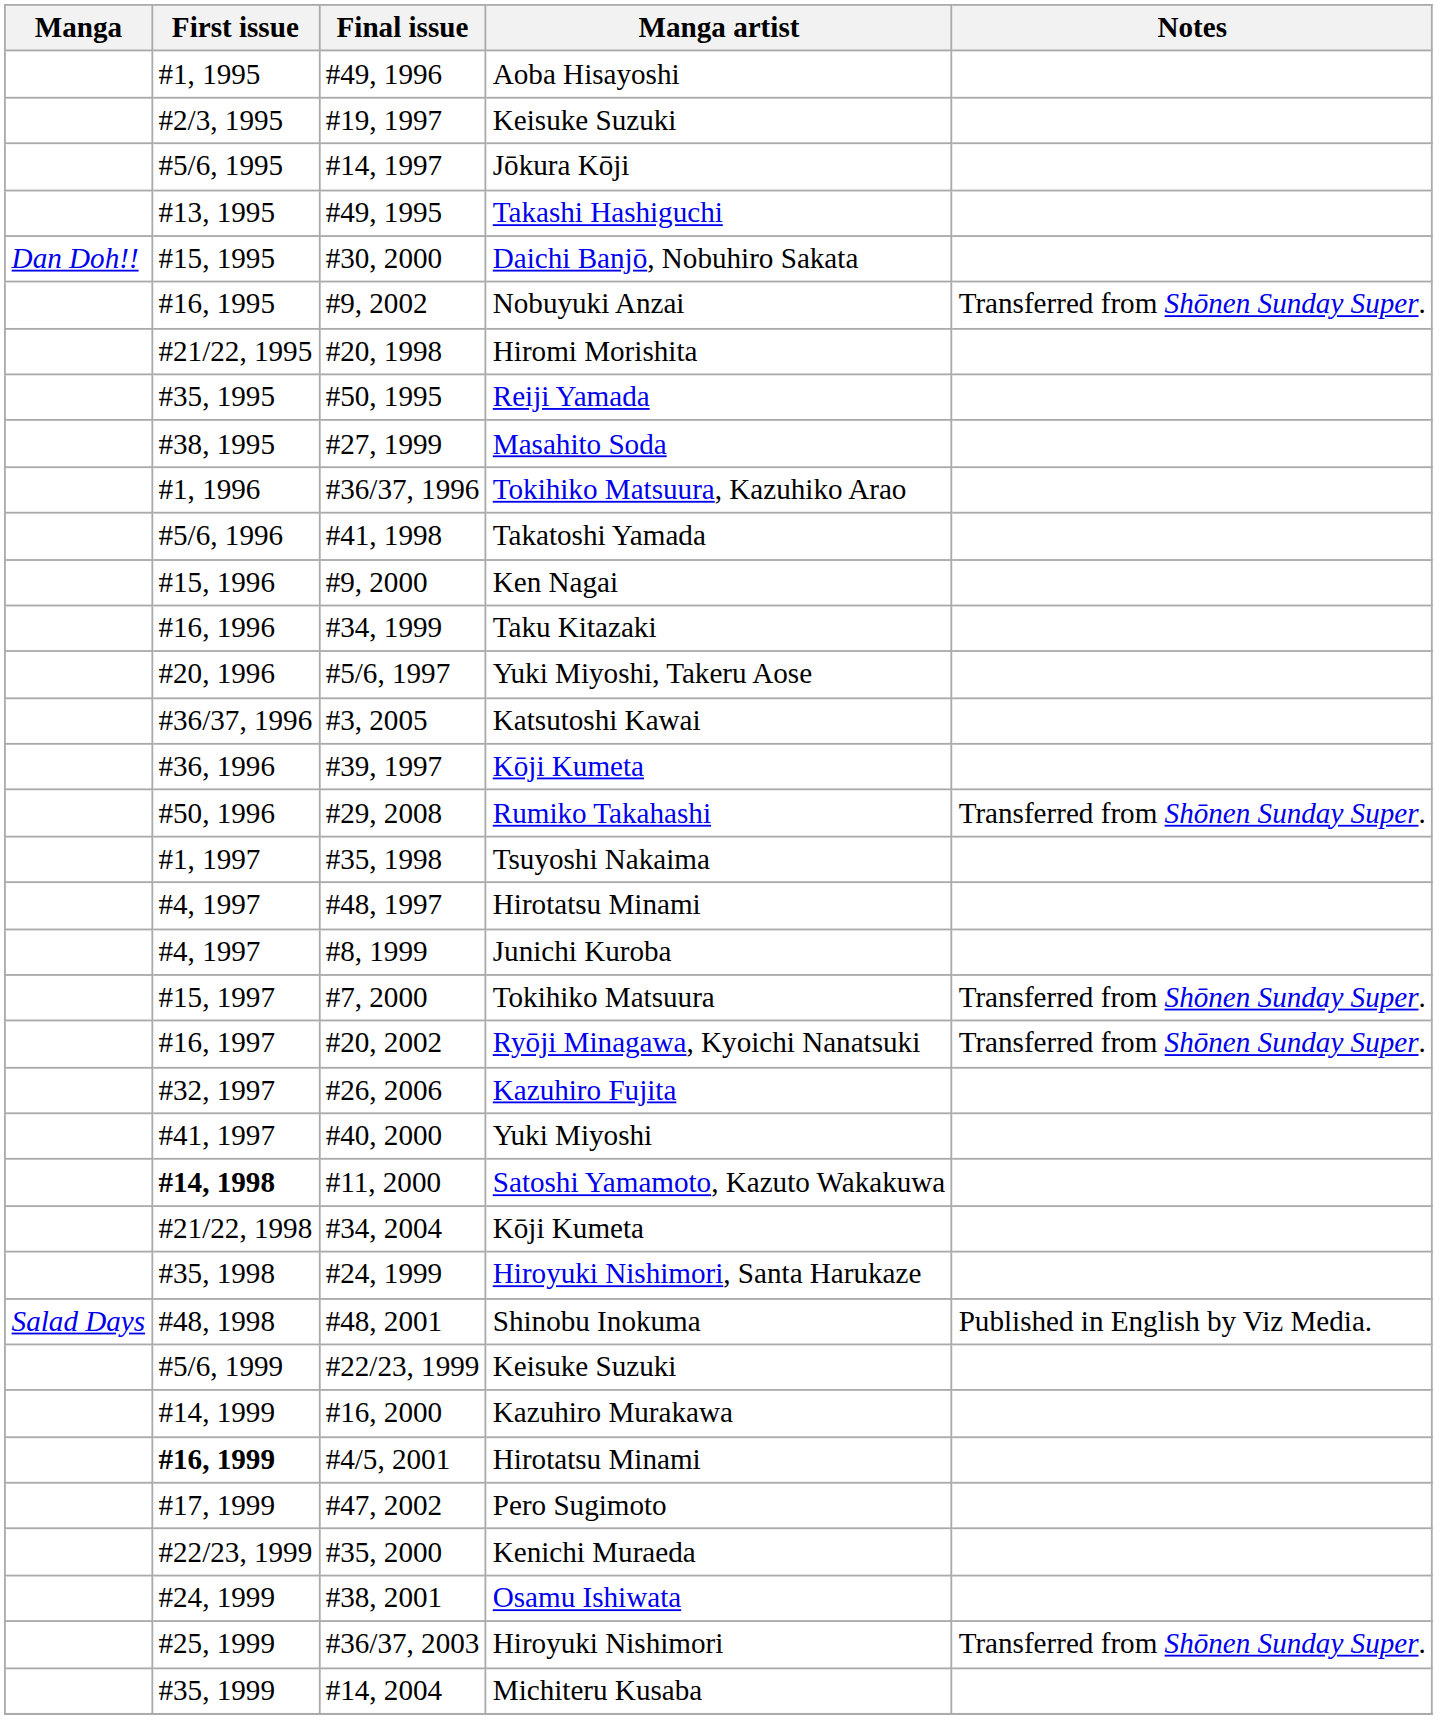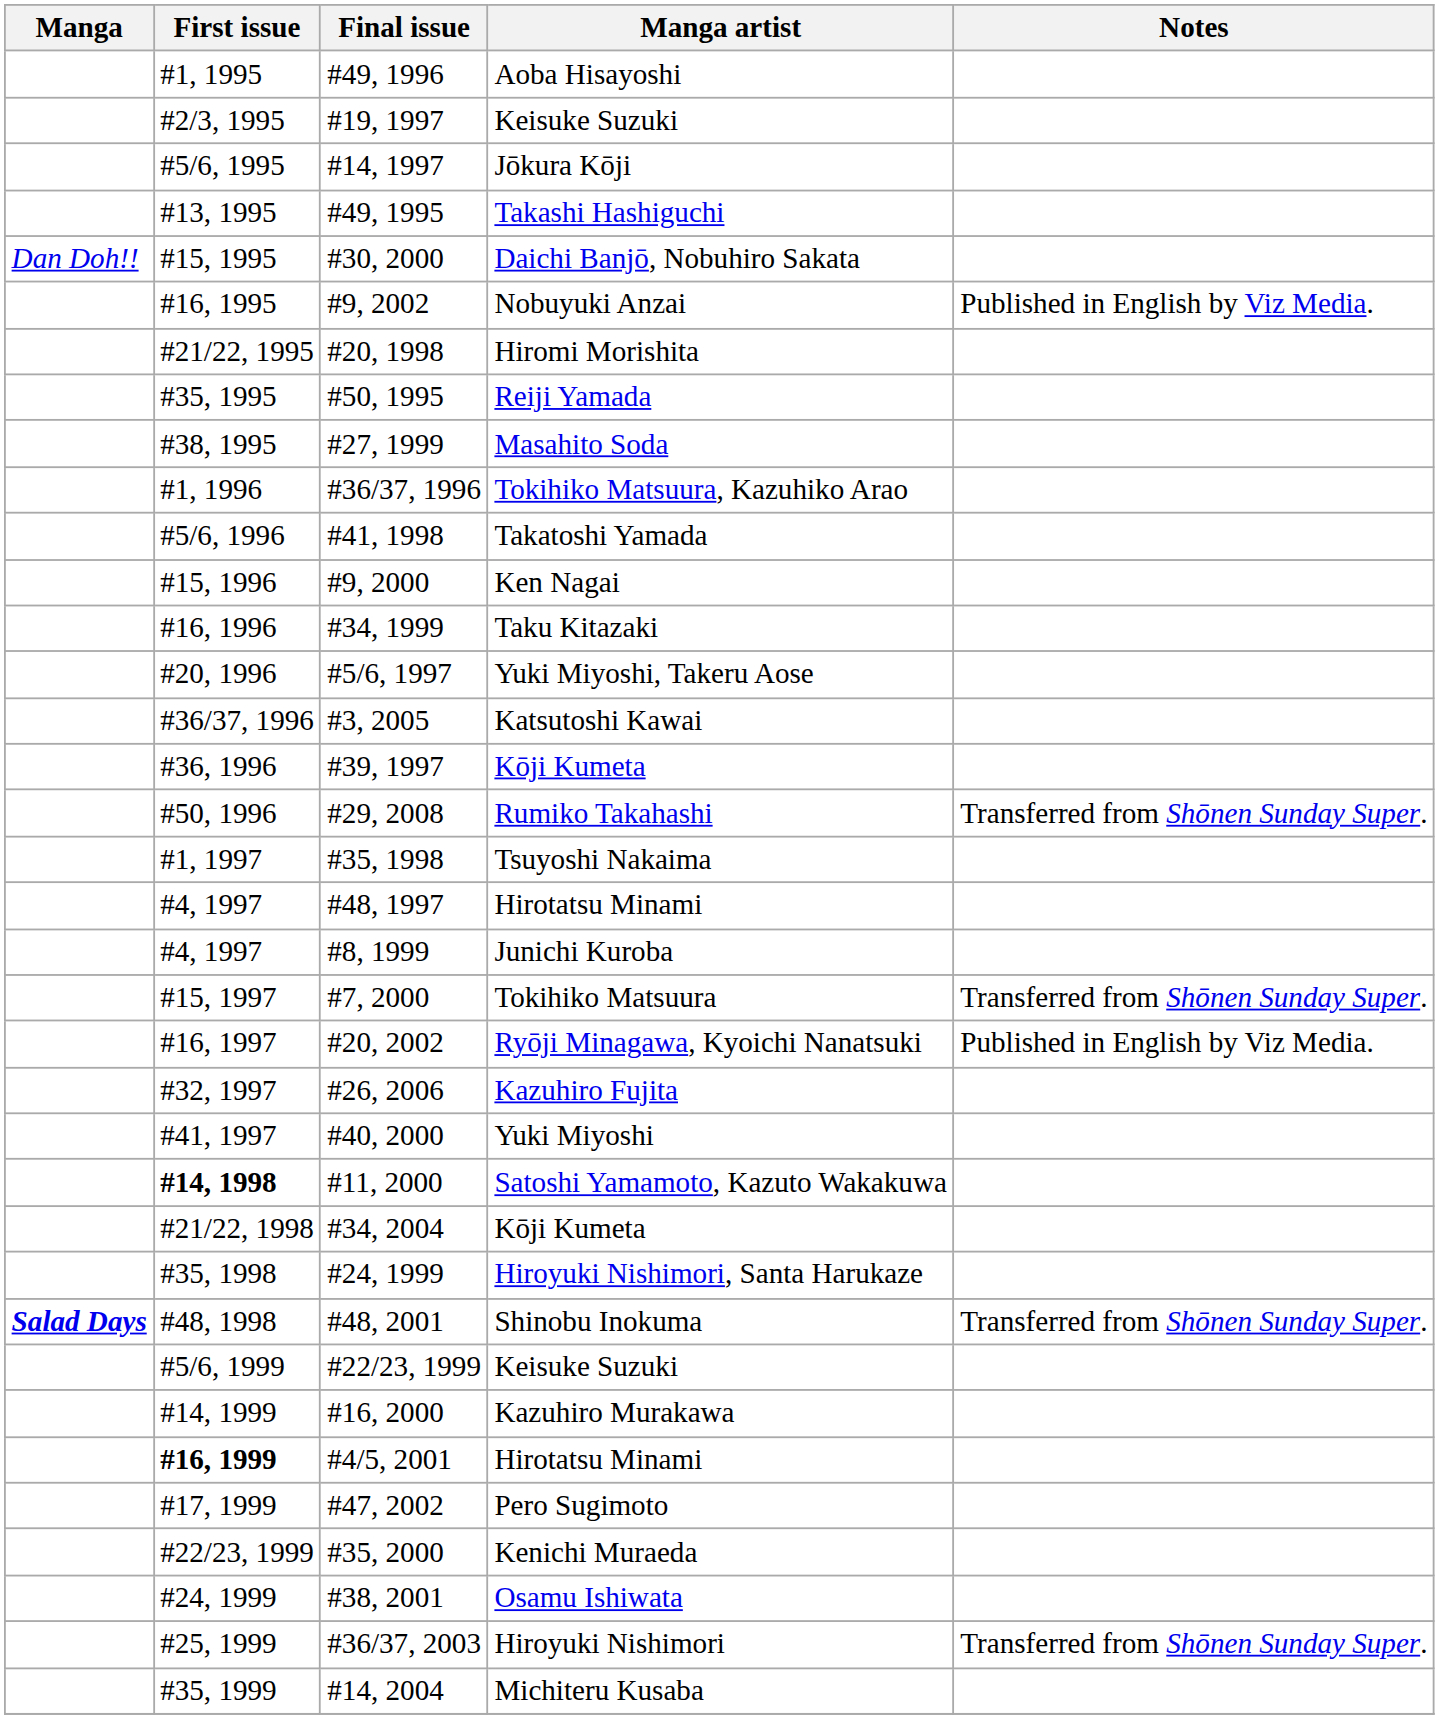(1192, 304) Transferred from Shōnen Sunday Super. -> (1167, 304) Published in English by Viz Media.
(1192, 1043) Transferred from Shōnen Sunday Super. -> (1167, 1043) Published in English by Viz Media.
(78, 1320) normal -> (79, 1320) bold
(1165, 1320) Published in English by Viz Media. -> (1194, 1320) Transferred from Shōnen Sunday Super.
